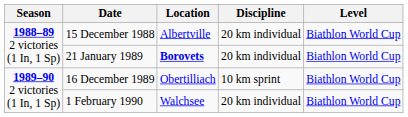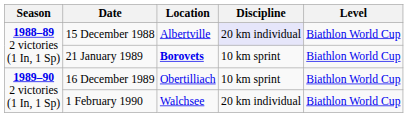(261, 34) no background -> (261, 34) lavender background
(261, 56) 20 km individual -> (251, 56) 10 km sprint
